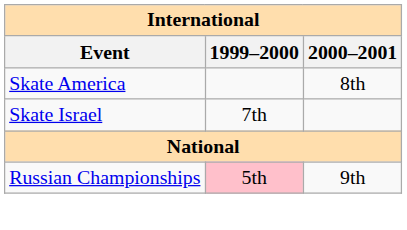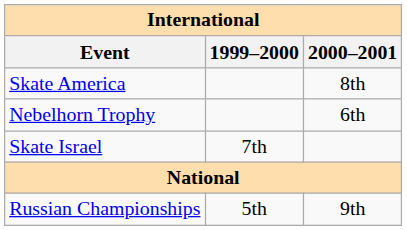+ row: (82, 114)
(254, 177) pink background -> (254, 209) no background
